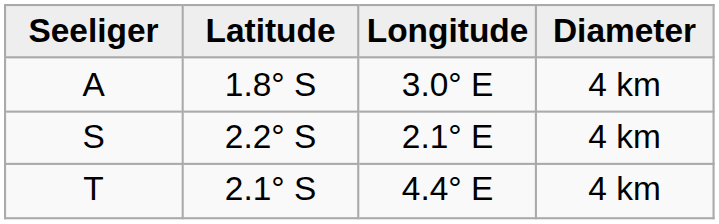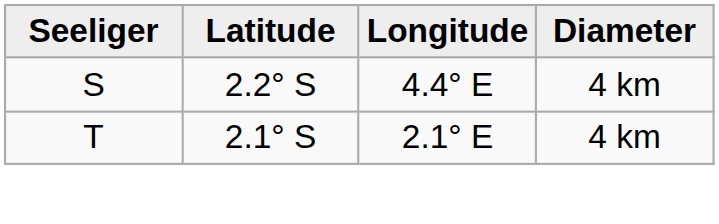- row: (94, 84)
(448, 137) 2.1° E -> (448, 84) 4.4° E
(448, 190) 4.4° E -> (448, 137) 2.1° E
